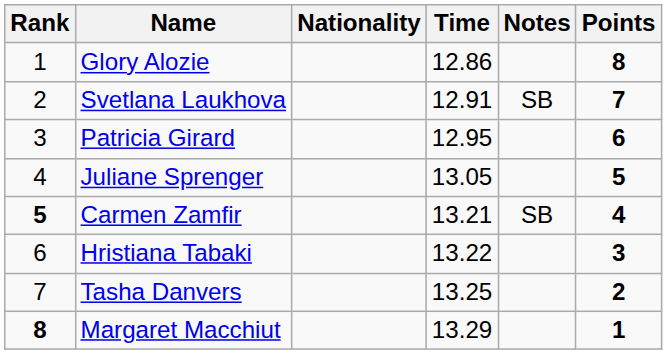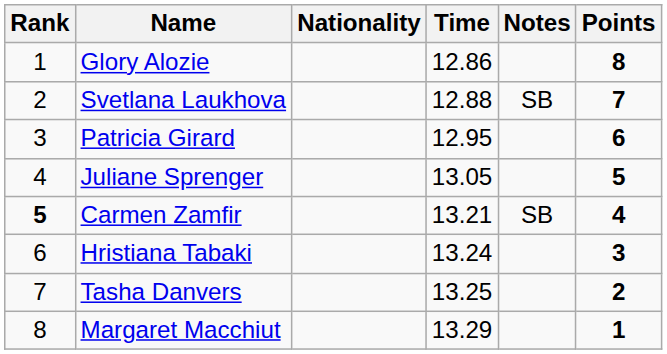(462, 100) 12.91 -> (462, 100) 12.88
(462, 253) 13.22 -> (462, 253) 13.24
(40, 330) bold -> (40, 330) normal
